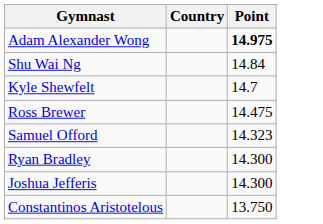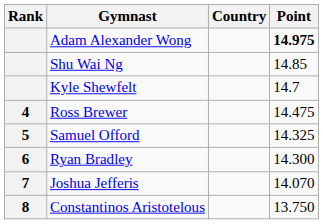+ column: (25, 16)
(248, 64) 14.84 -> (290, 64) 14.85
(252, 135) 14.323 -> (294, 135) 14.325
(252, 183) 14.300 -> (294, 183) 14.070
